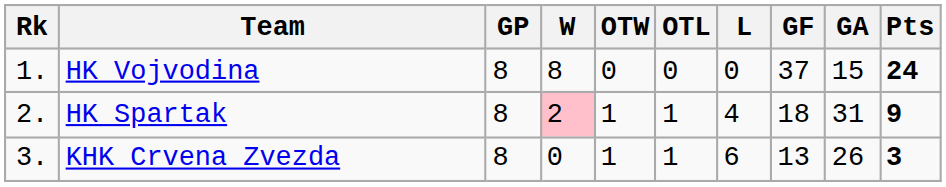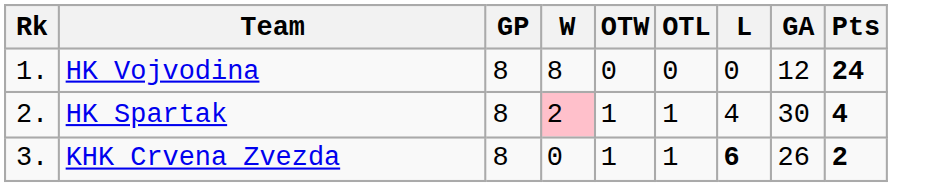- column: (798, 27)
(848, 71) 15 -> (794, 71) 12
(848, 115) 31 -> (794, 115) 30
(894, 115) 9 -> (840, 115) 4
(731, 159) normal -> (731, 159) bold
(894, 159) 3 -> (840, 159) 2
